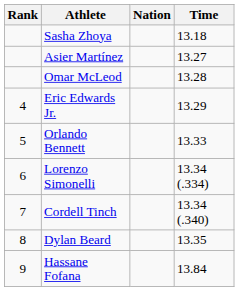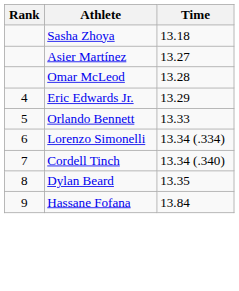- column: (152, 14)
